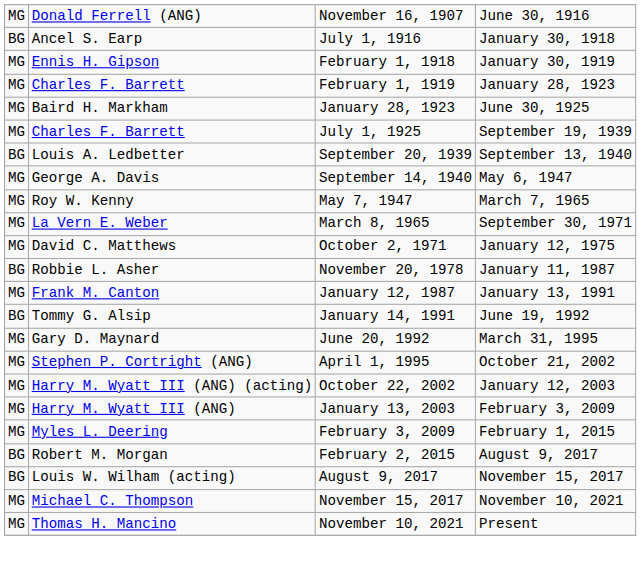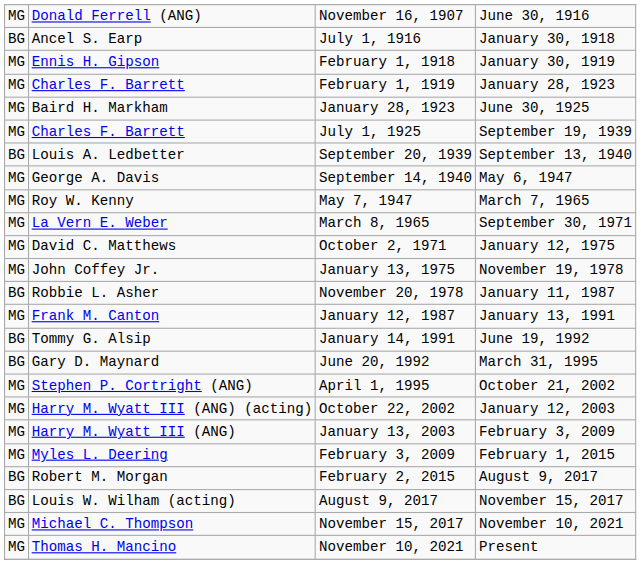+ row: (387, 270)
(16, 339) MG -> (16, 363) BG
